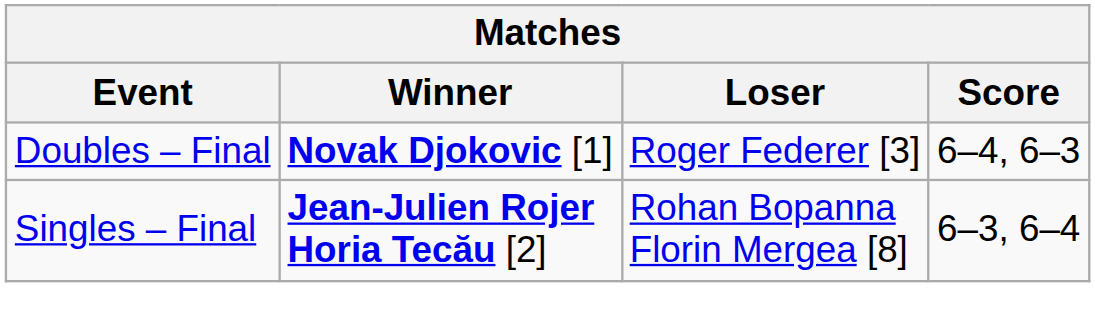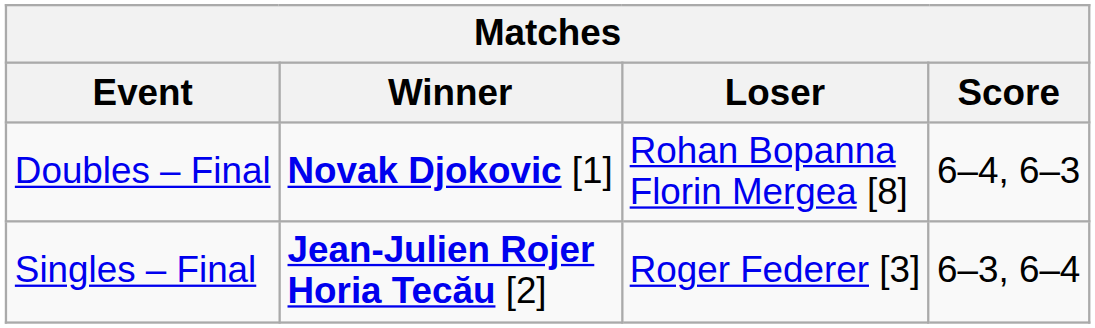(775, 150) Roger Federer [3] -> (769, 171) Rohan Bopanna Florin Mergea [8]
(769, 229) Rohan Bopanna Florin Mergea [8] -> (775, 270) Roger Federer [3]
